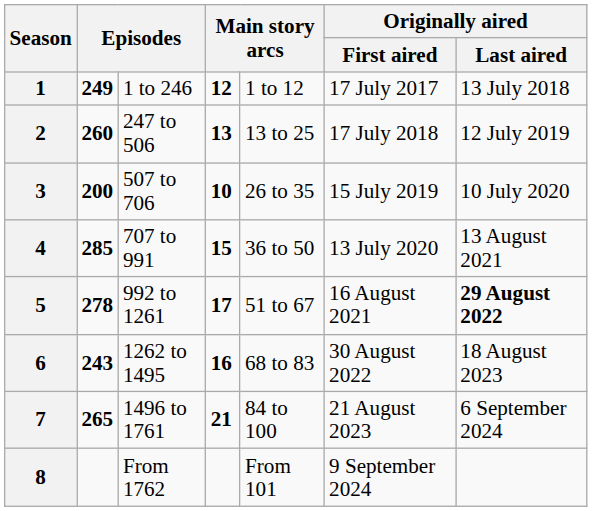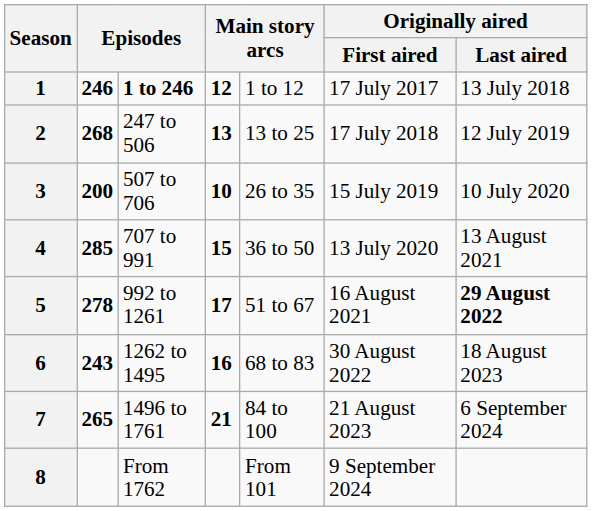(97, 88) 249 -> (97, 88) 246
(158, 88) normal -> (158, 88) bold
(97, 133) 260 -> (97, 133) 268
